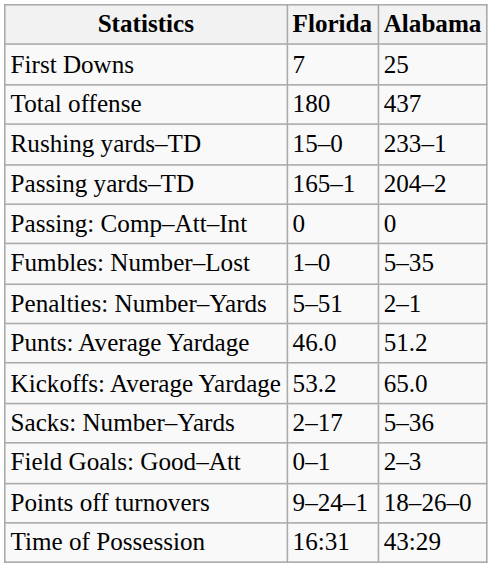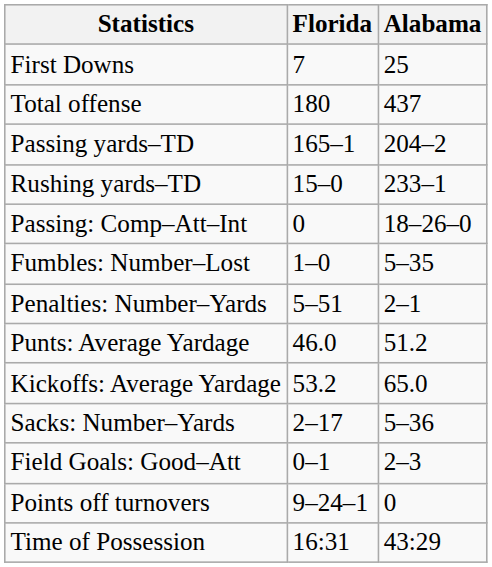rows swapped: (106, 143) <-> (102, 183)
(390, 223) 0 -> (428, 223) 18–26–0
(428, 502) 18–26–0 -> (390, 502) 0
